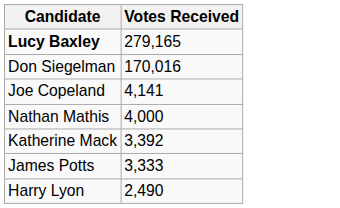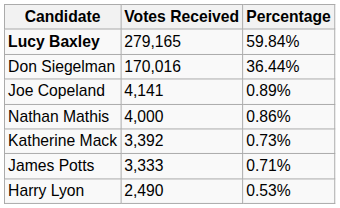+ column: (289, 16)
